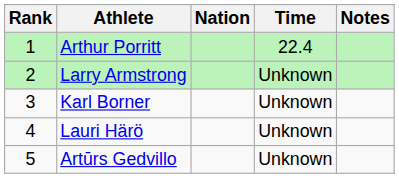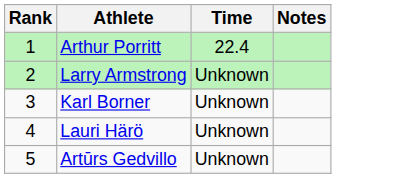- column: (222, 18)
